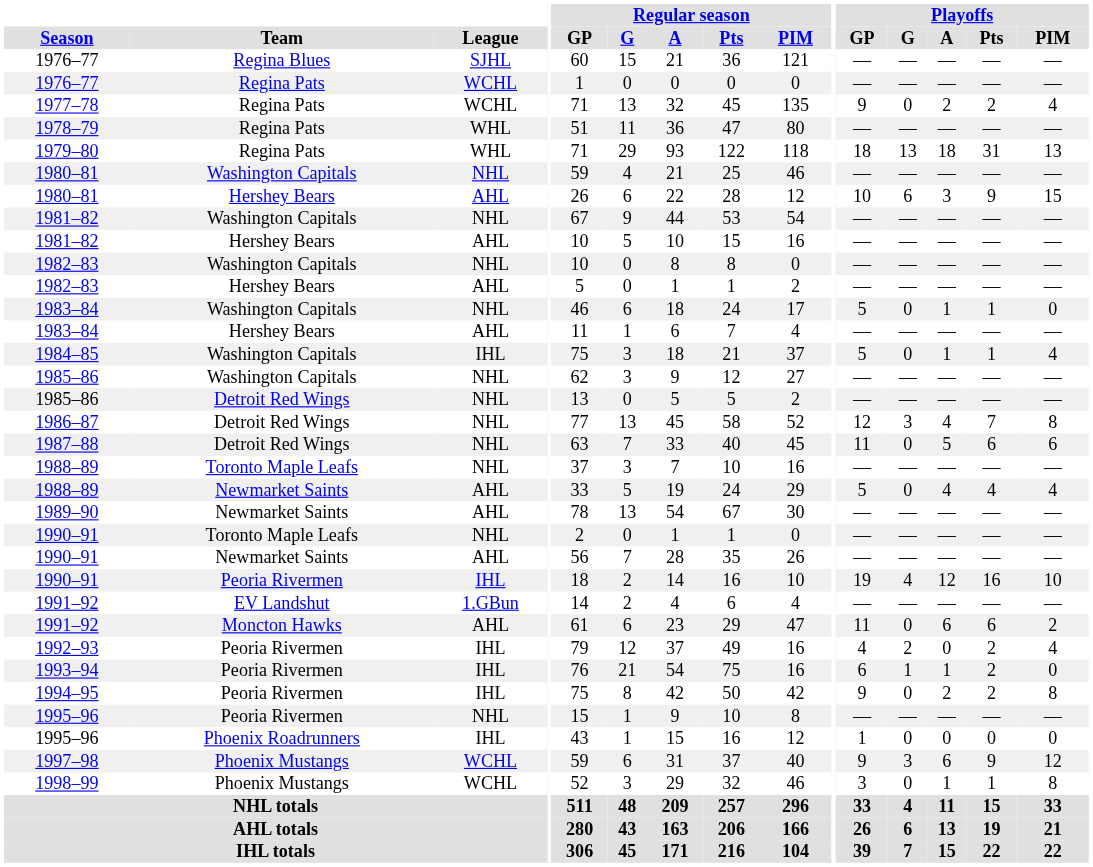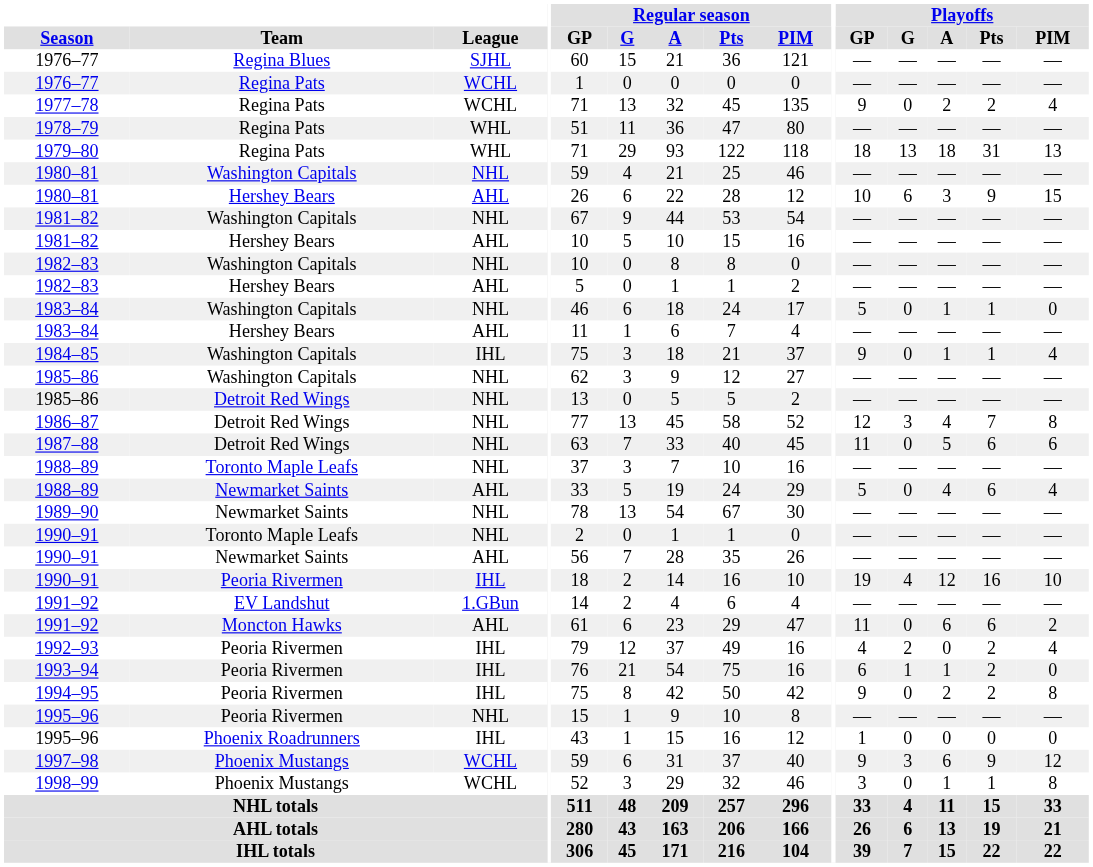(862, 354) 5 -> (862, 354) 9
(992, 489) 4 -> (992, 489) 6
(490, 512) AHL -> (490, 512) NHL
